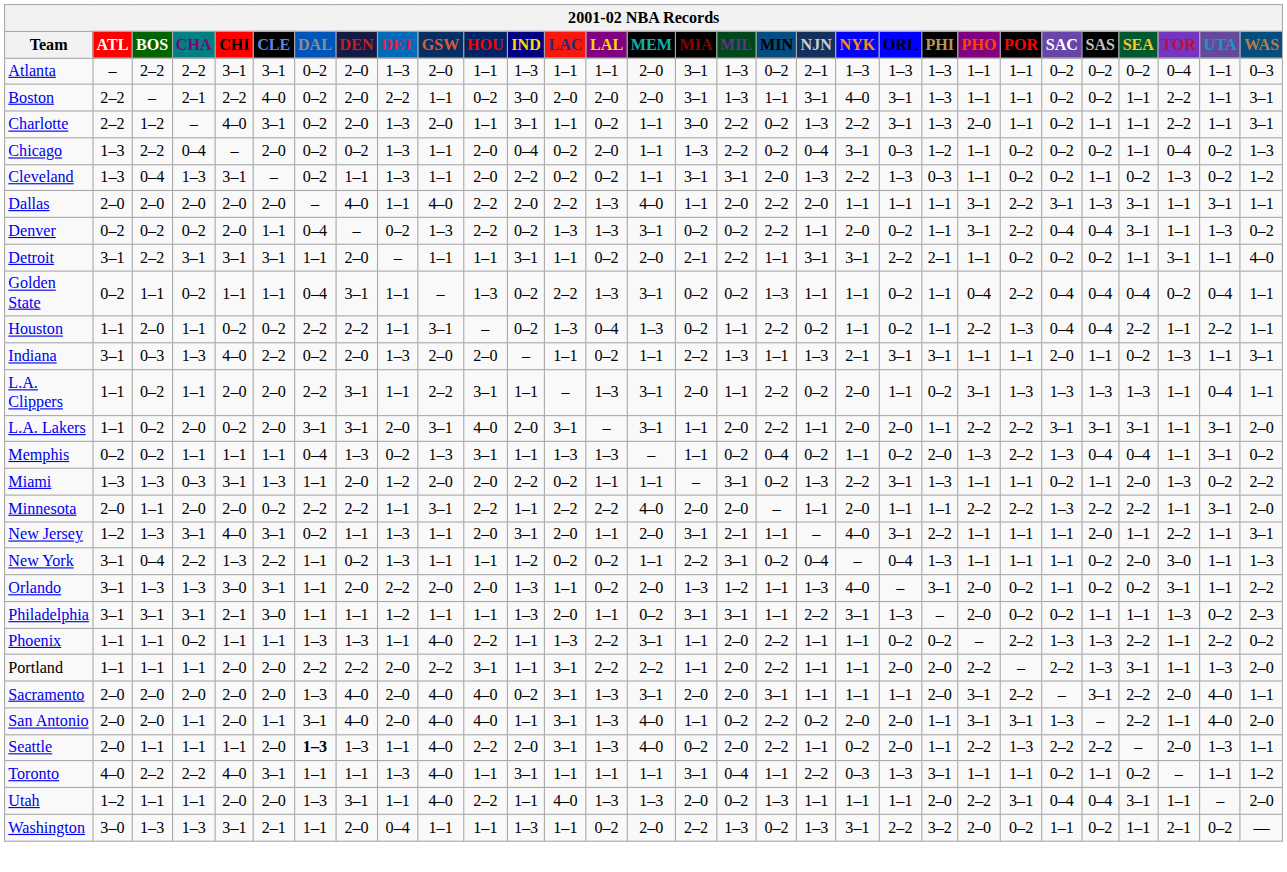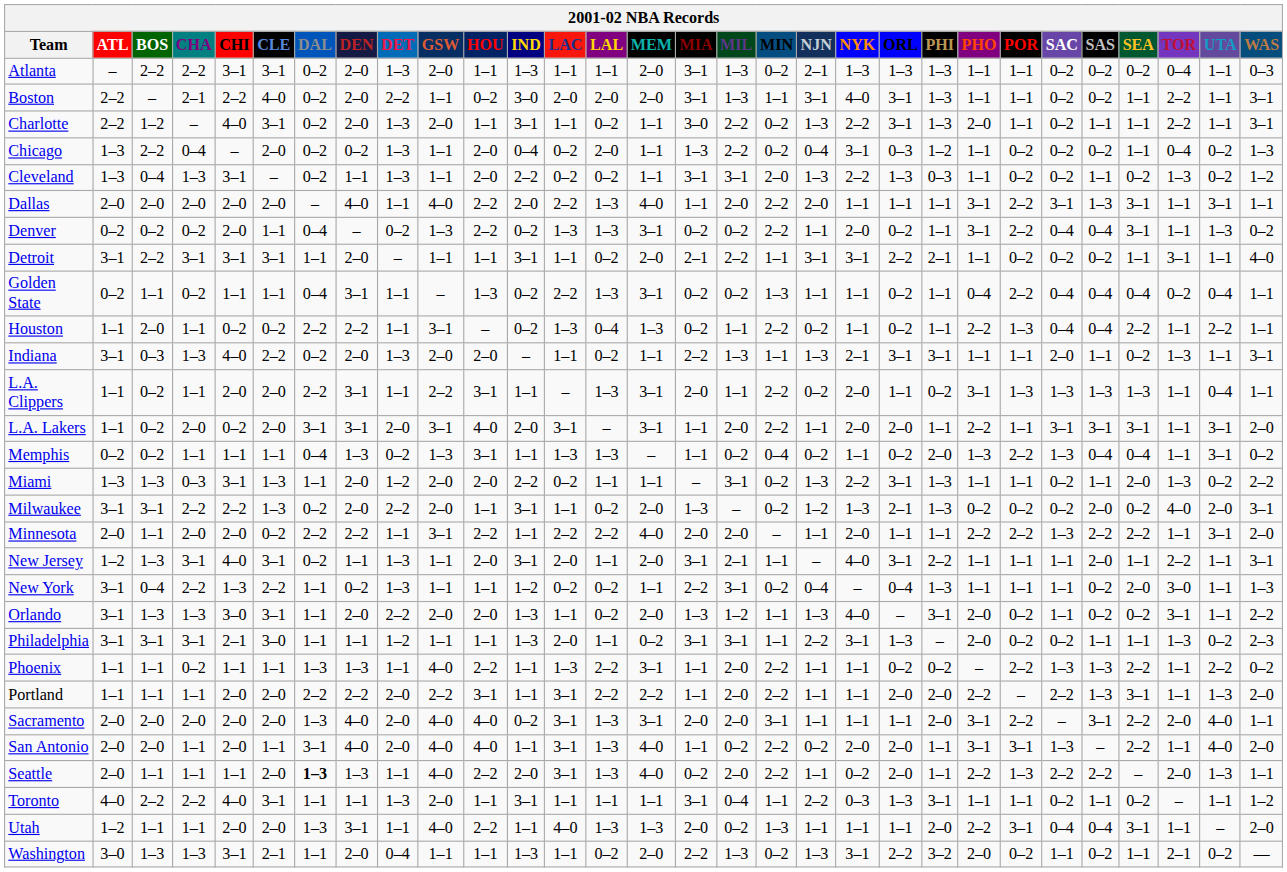(1021, 428) 2–2 -> (1021, 428) 1–1
+ row: (45, 508)
(441, 774) 4–0 -> (441, 801) 2–0
